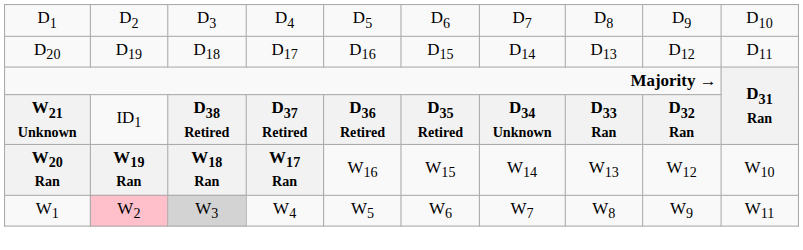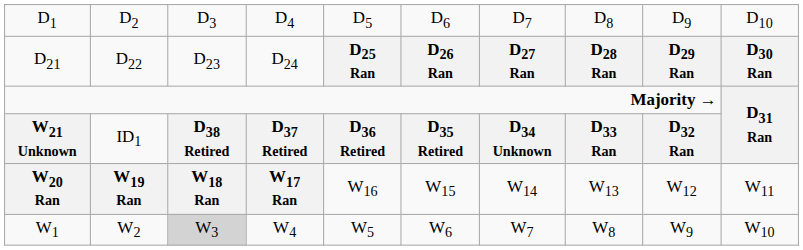- row: (47, 51)
+ row: (47, 61)
(760, 169) W10 -> (760, 188) W11
(129, 210) pink background -> (129, 229) no background
(760, 210) W11 -> (760, 229) W10
